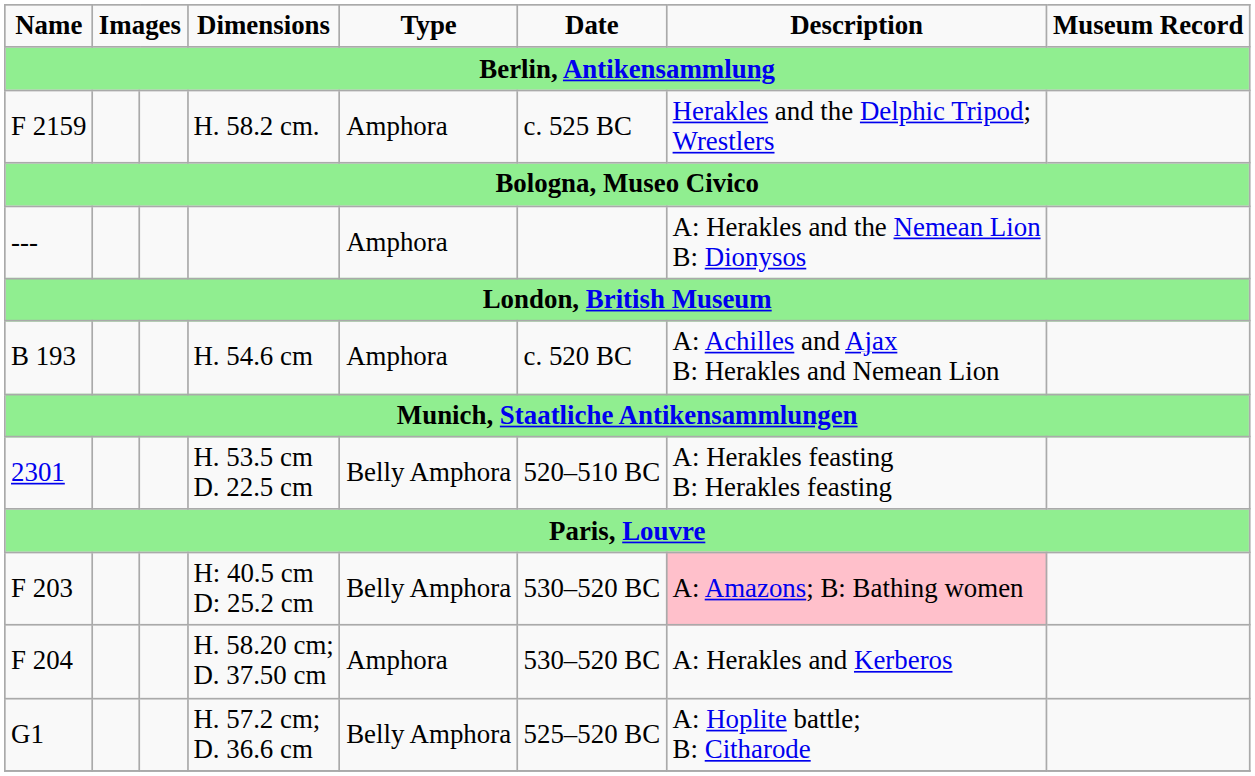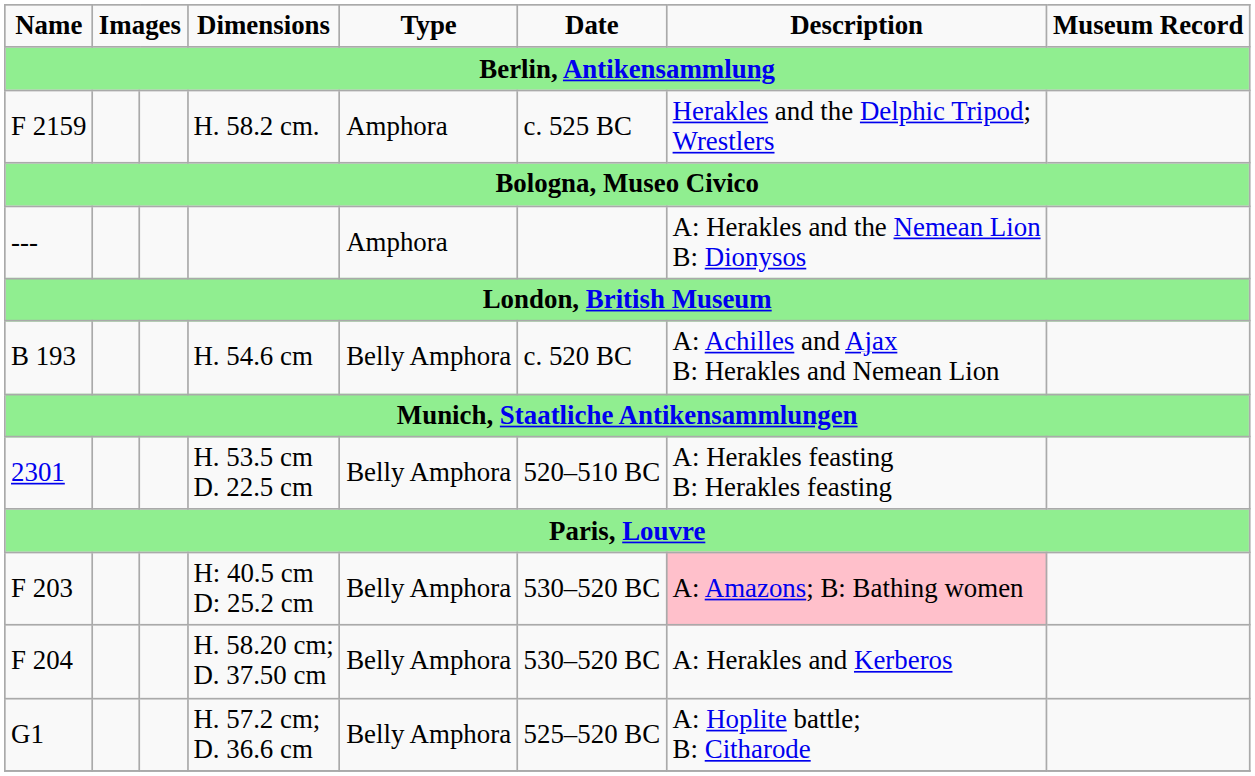(397, 357) Amphora -> (429, 357) Belly Amphora
(397, 661) Amphora -> (429, 661) Belly Amphora
